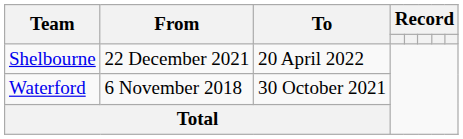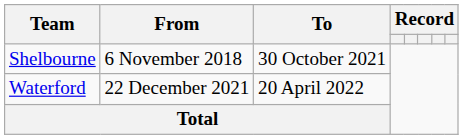(177, 58) 22 December 2021 -> (173, 58) 6 November 2018
(311, 58) 20 April 2022 -> (322, 58) 30 October 2021
(173, 88) 6 November 2018 -> (177, 88) 22 December 2021
(322, 88) 30 October 2021 -> (311, 88) 20 April 2022
